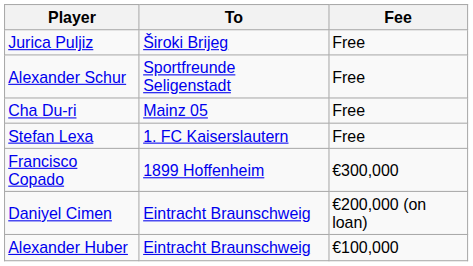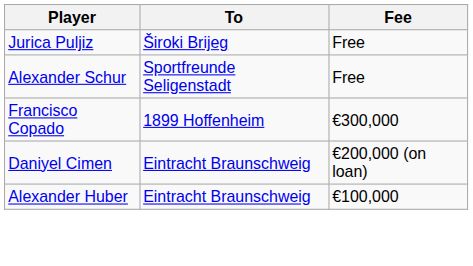- row: (42, 111)
- row: (51, 136)
